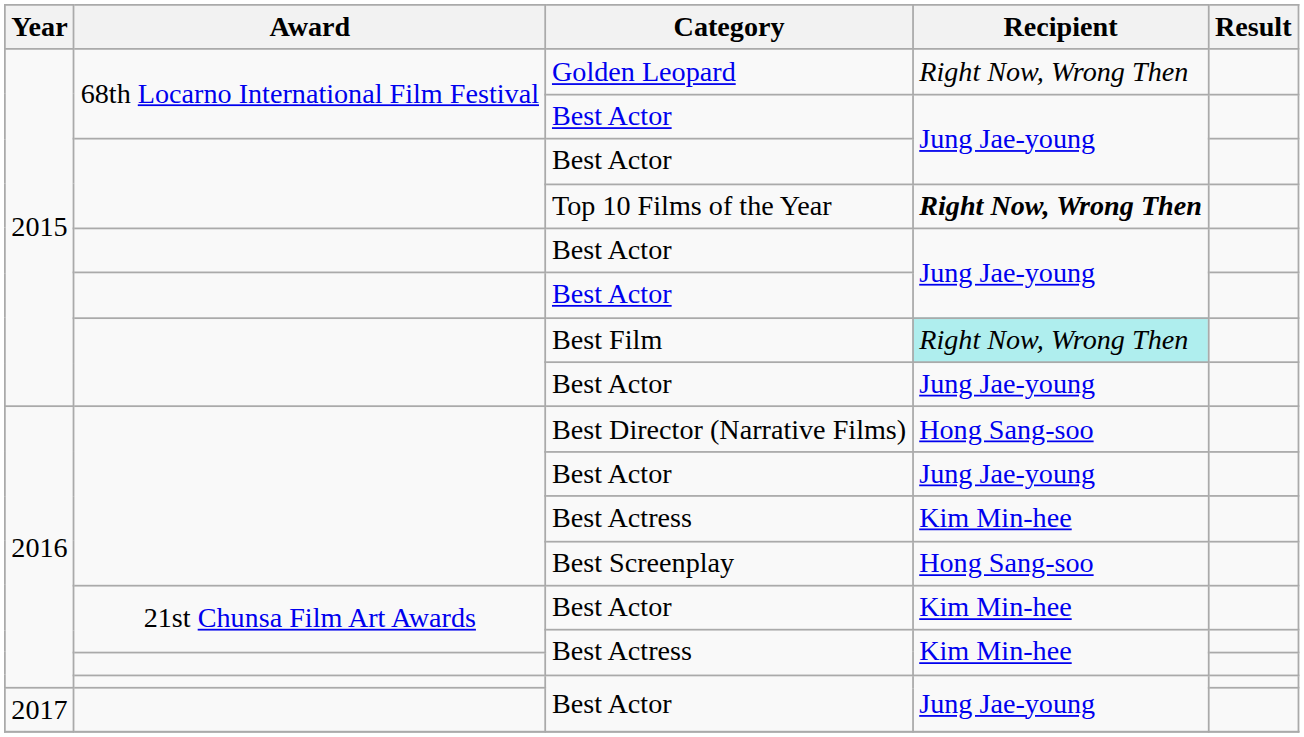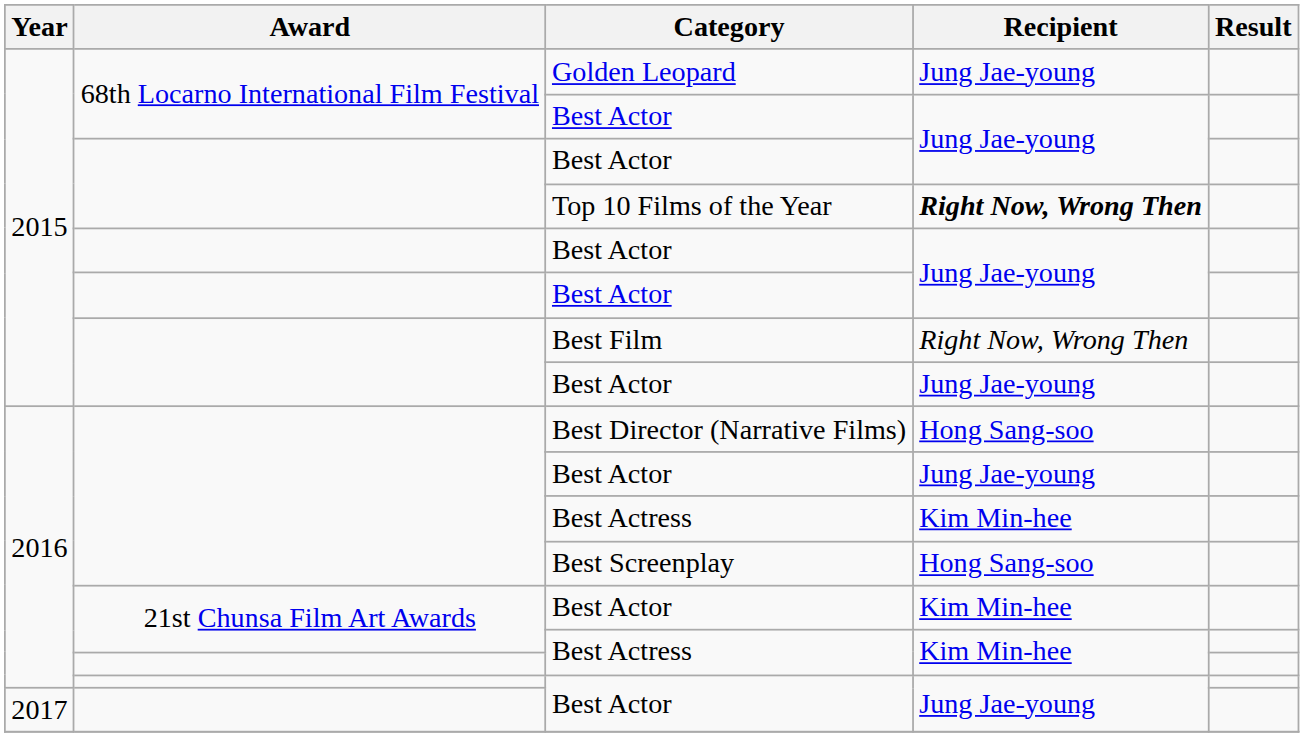(1054, 71) Right Now, Wrong Then -> (1007, 71) Jung Jae-young
(1054, 339) paleturquoise background -> (1054, 339) no background
